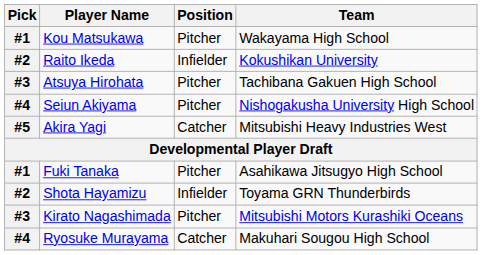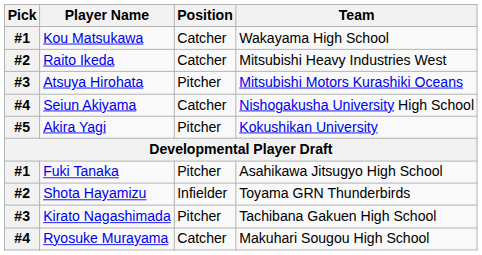(199, 37) Pitcher -> (202, 37) Catcher
(202, 60) Infielder -> (202, 60) Catcher
(308, 60) Kokushikan University -> (343, 60) Mitsubishi Heavy Industries West
(338, 82) Tachibana Gakuen High School -> (351, 82) Mitsubishi Motors Kurashiki Oceans
(199, 104) Pitcher -> (202, 104) Catcher
(202, 127) Catcher -> (199, 127) Pitcher
(343, 127) Mitsubishi Heavy Industries West -> (308, 127) Kokushikan University
(351, 216) Mitsubishi Motors Kurashiki Oceans -> (338, 216) Tachibana Gakuen High School
